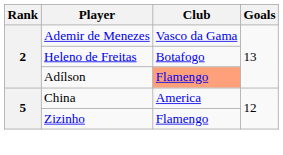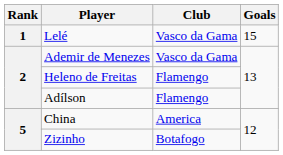+ row: (56, 35)
(180, 56) Botafogo -> (182, 77) Flamengo
(182, 77) lightsalmon background -> (182, 98) no background
(182, 118) Flamengo -> (180, 139) Botafogo
